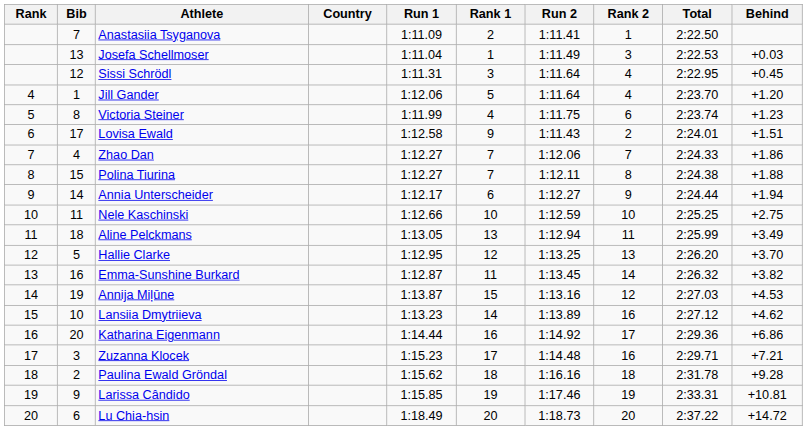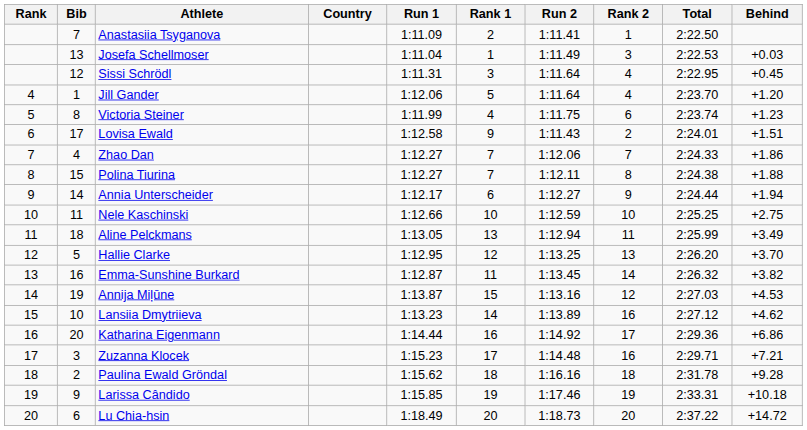(767, 395) +10.81 -> (767, 395) +10.18
